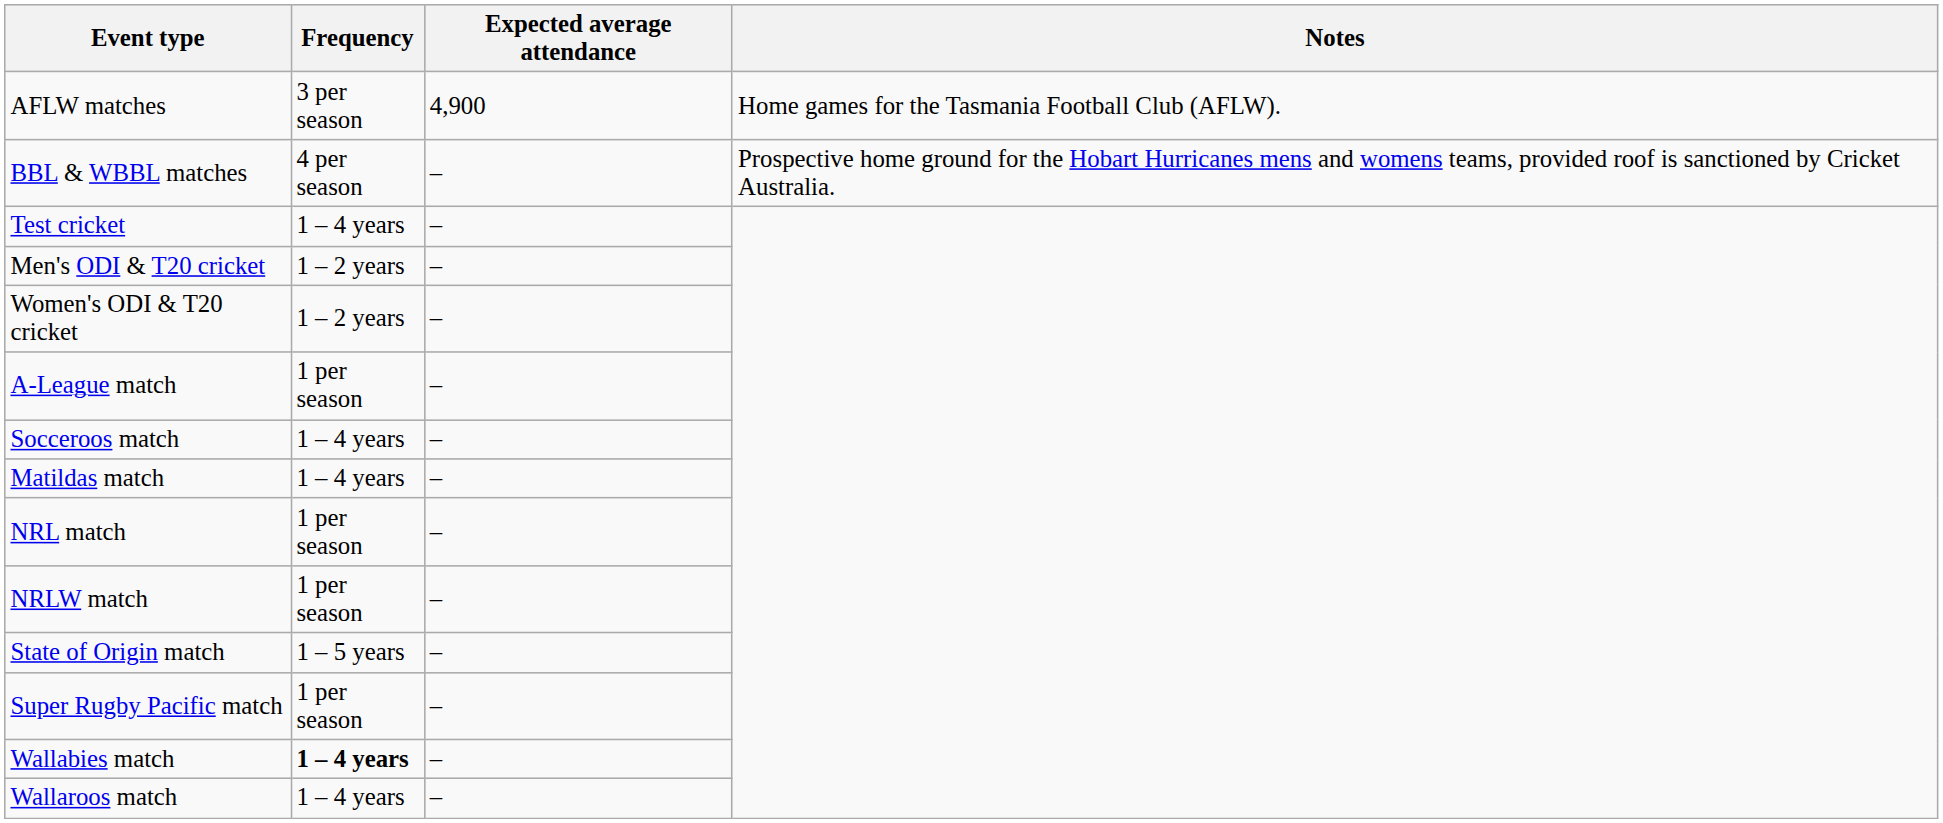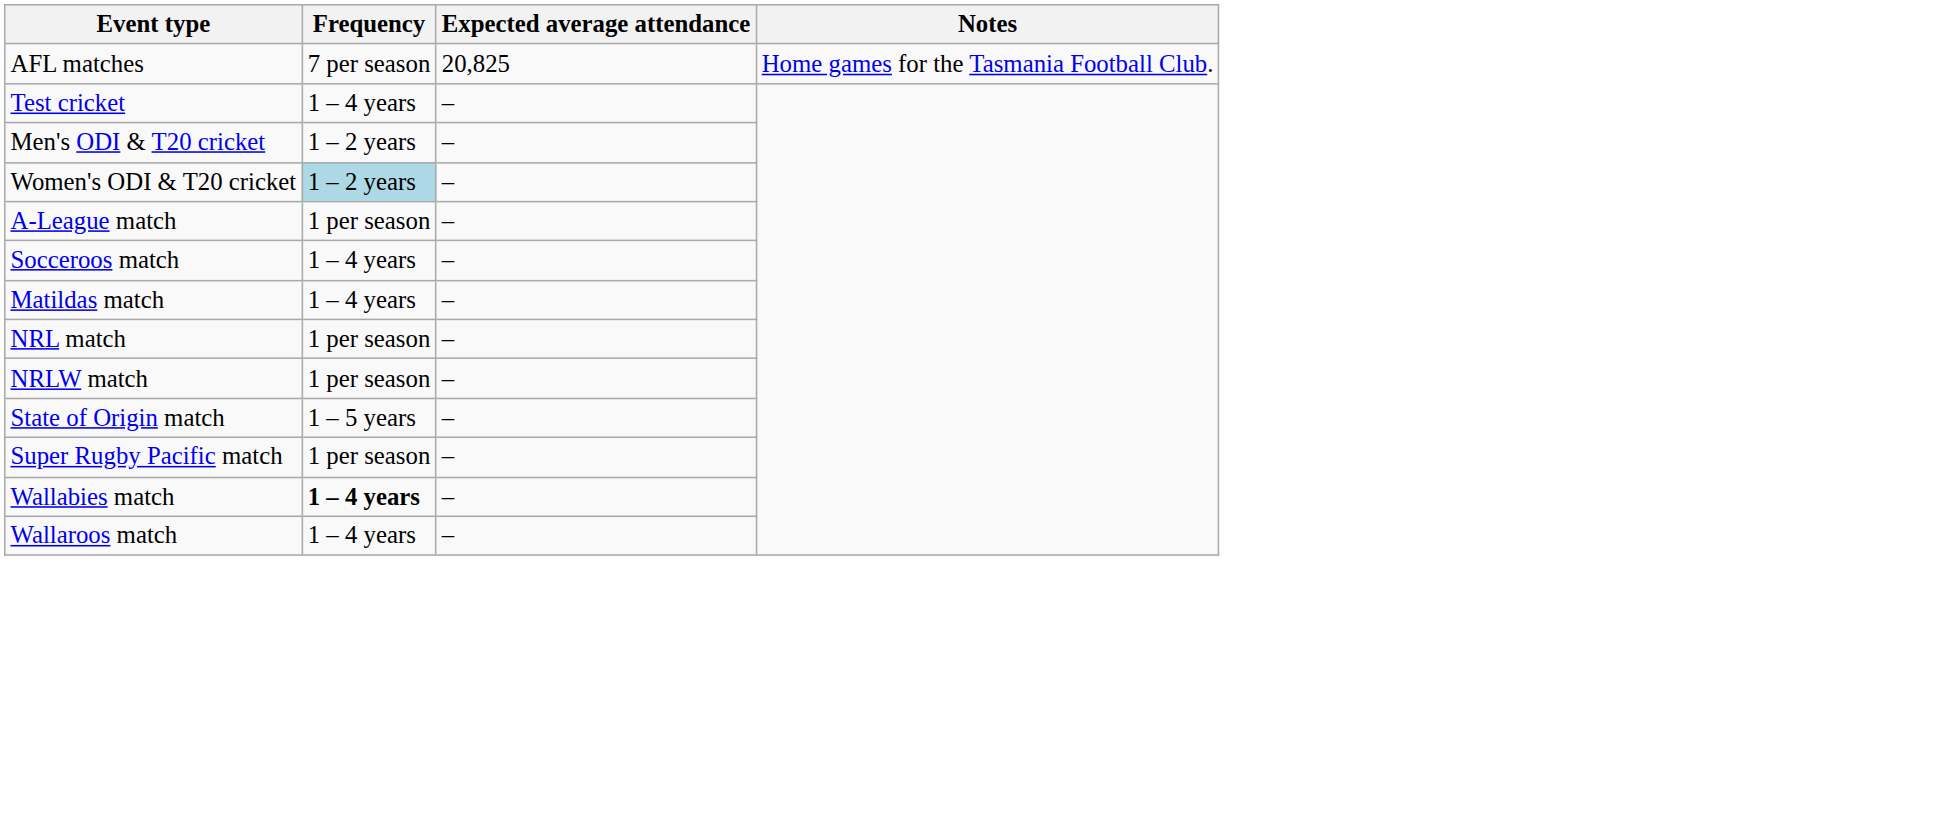+ row: (77, 63)
- row: (88, 105)
- row: (129, 172)
(351, 318) no background -> (362, 181) lightblue background
